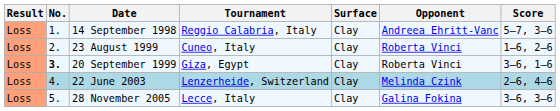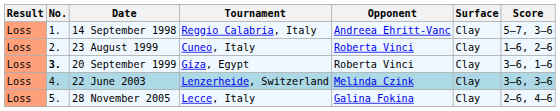columns swapped: (355, 13) <-> (440, 13)
(528, 81) 2–6, 4–6 -> (528, 81) 3–6, 3–6
(528, 98) 3–6, 3–6 -> (528, 98) 2–6, 4–6
